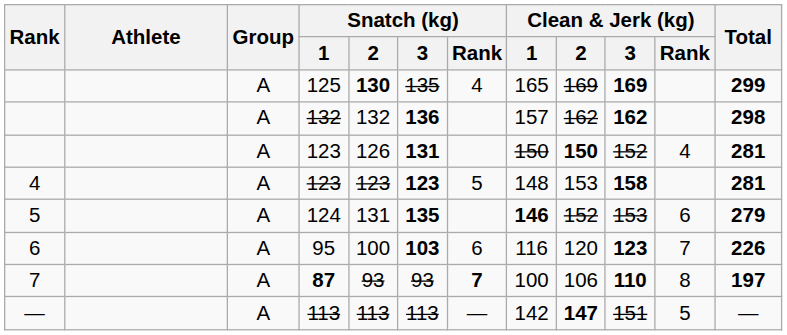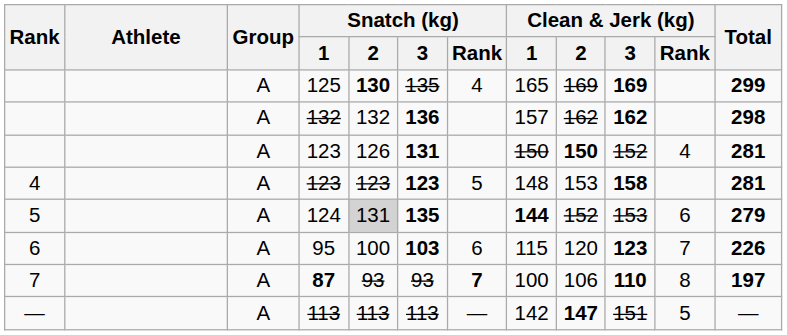(373, 215) no background -> (373, 215) lightgrey background
(532, 215) 146 -> (532, 215) 144
(532, 248) 116 -> (532, 248) 115
